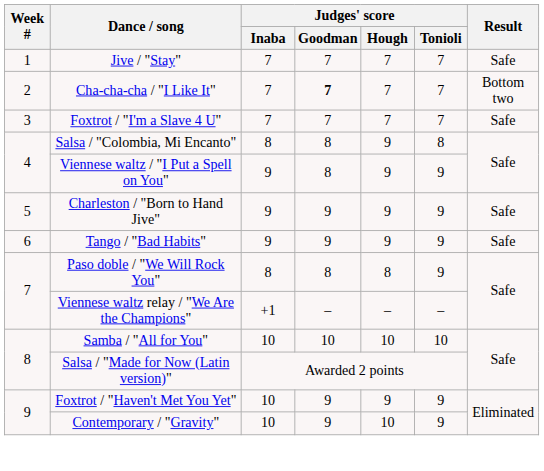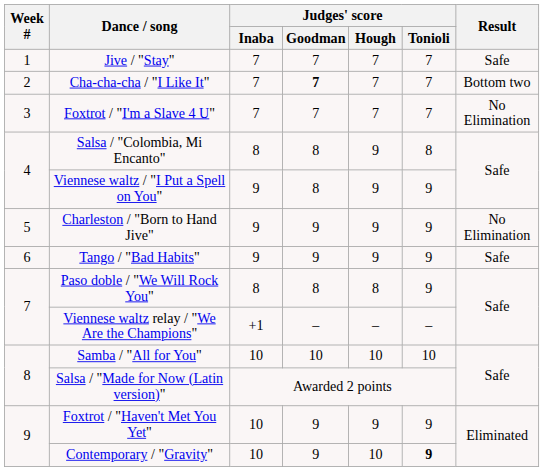(503, 120) Safe -> (497, 112) No Elimination
(503, 211) Safe -> (497, 227) No Elimination
(441, 423) normal -> (429, 455) bold
